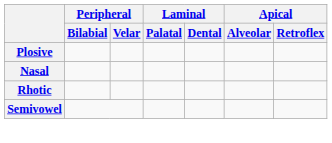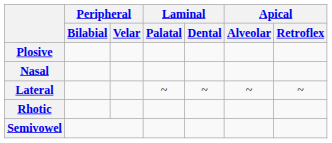+ row: (34, 90)
